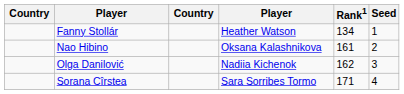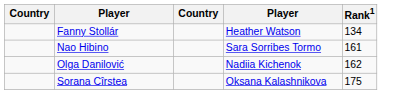- column: (384, 14)
(271, 48) Oksana Kalashnikova -> (273, 48) Sara Sorribes Tormo
(269, 81) Sara Sorribes Tormo -> (276, 81) Oksana Kalashnikova
(345, 81) 171 -> (353, 81) 175
